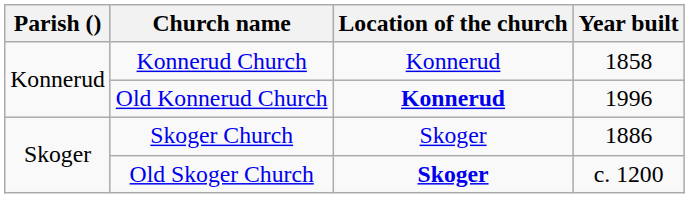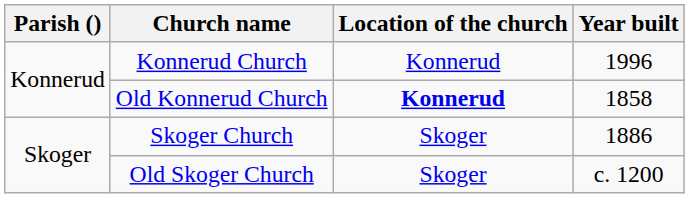(629, 60) 1858 -> (629, 60) 1996
(629, 98) 1996 -> (629, 98) 1858
(453, 173) bold -> (453, 173) normal
